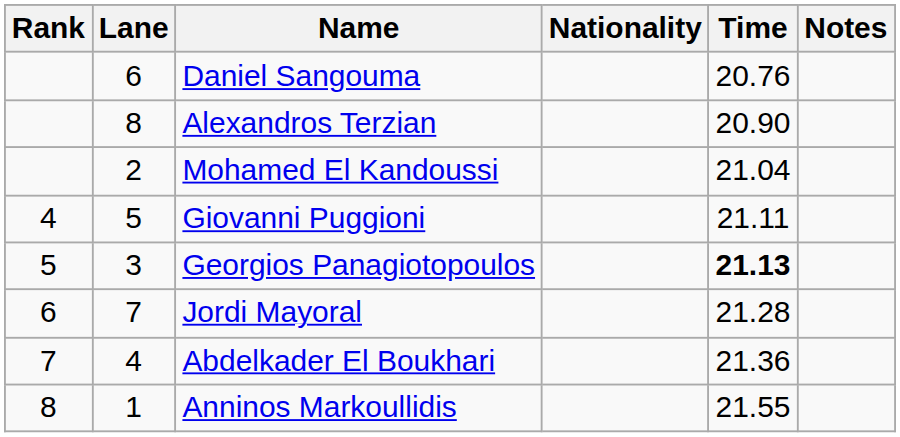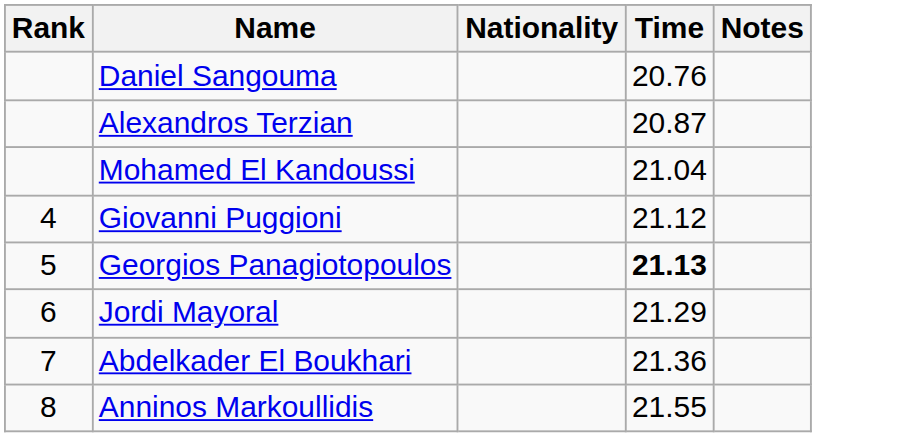- column: (134, 28)
(753, 123) 20.90 -> (669, 123) 20.87
(753, 218) 21.11 -> (669, 218) 21.12
(753, 312) 21.28 -> (669, 312) 21.29
